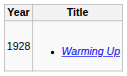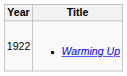(19, 46) 1928 -> (19, 46) 1922
